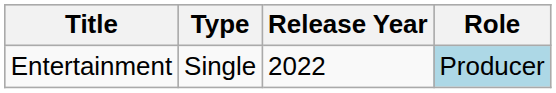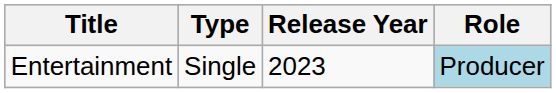(297, 66) 2022 -> (297, 66) 2023
